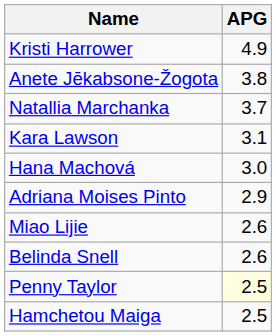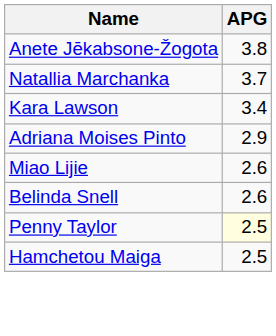- row: (71, 49)
(254, 138) 3.1 -> (254, 108) 3.4
- row: (72, 167)
